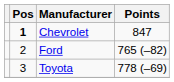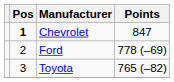(142, 50) 765 (–82) -> (142, 50) 778 (–69)
(142, 69) 778 (–69) -> (142, 69) 765 (–82)
